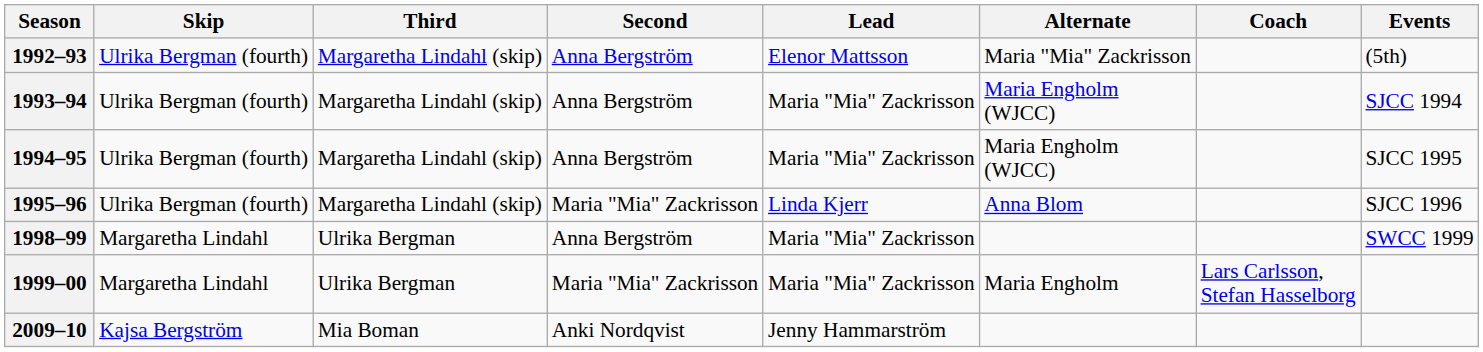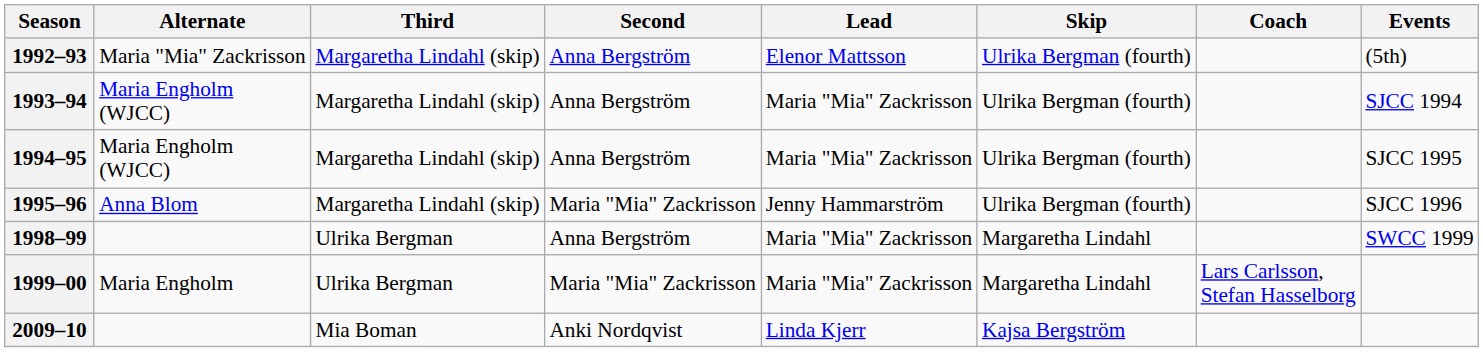columns swapped: (204, 21) <-> (1088, 21)
(818, 204) Linda Kjerr -> (855, 204) Jenny Hammarström
(857, 329) Jenny Hammarström -> (816, 329) Linda Kjerr
